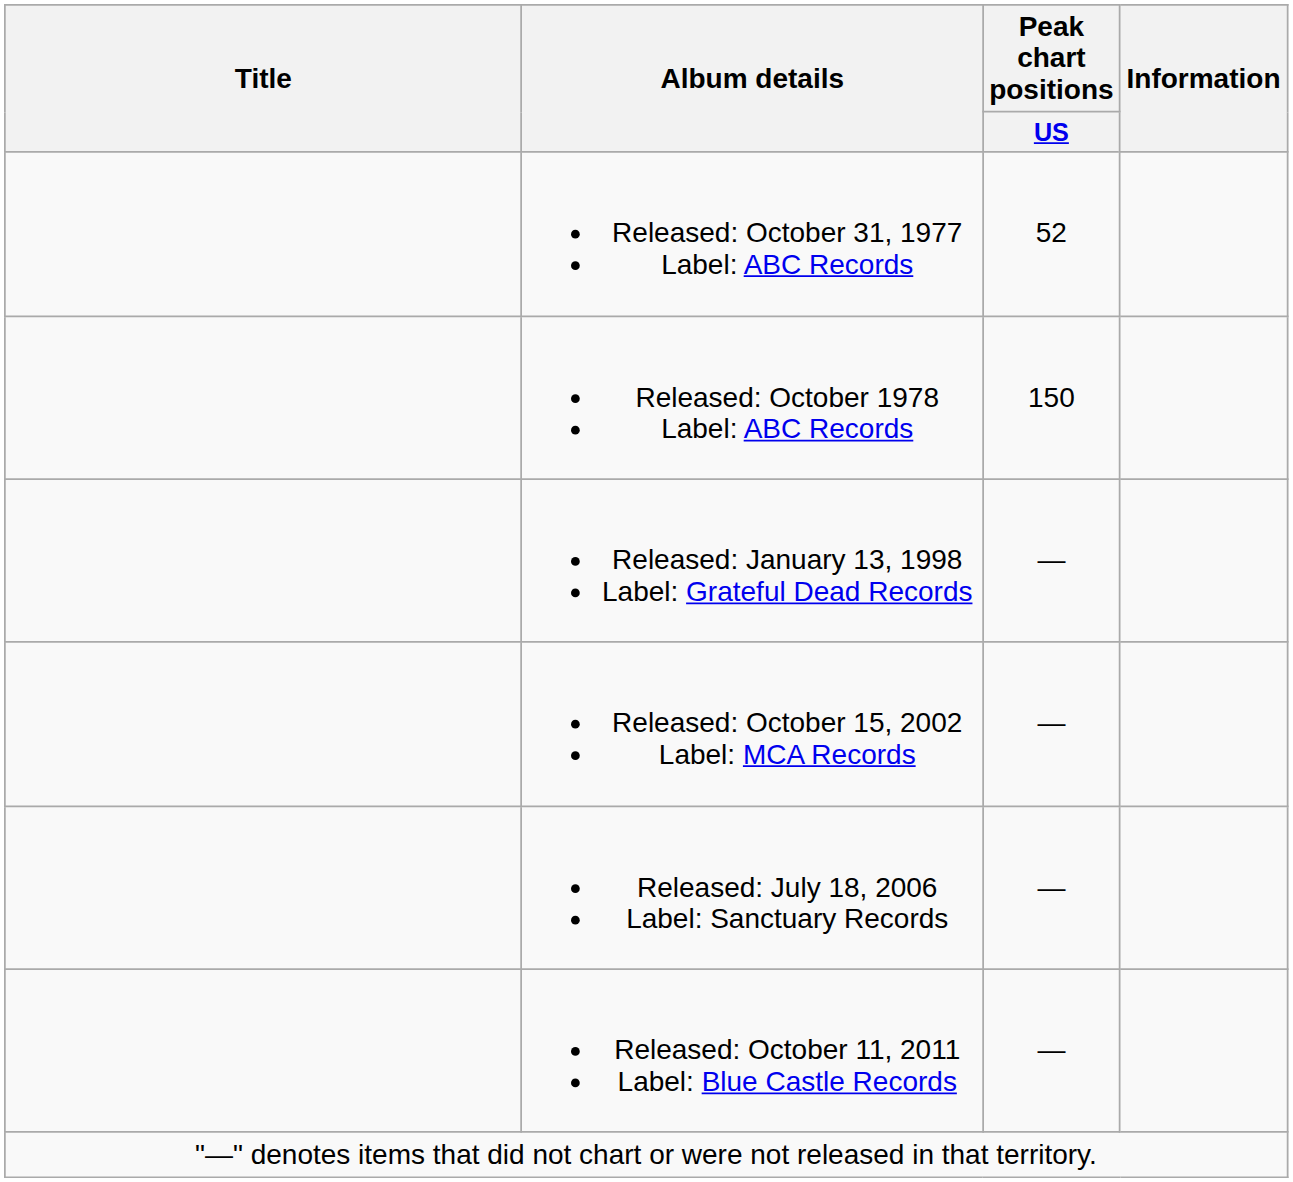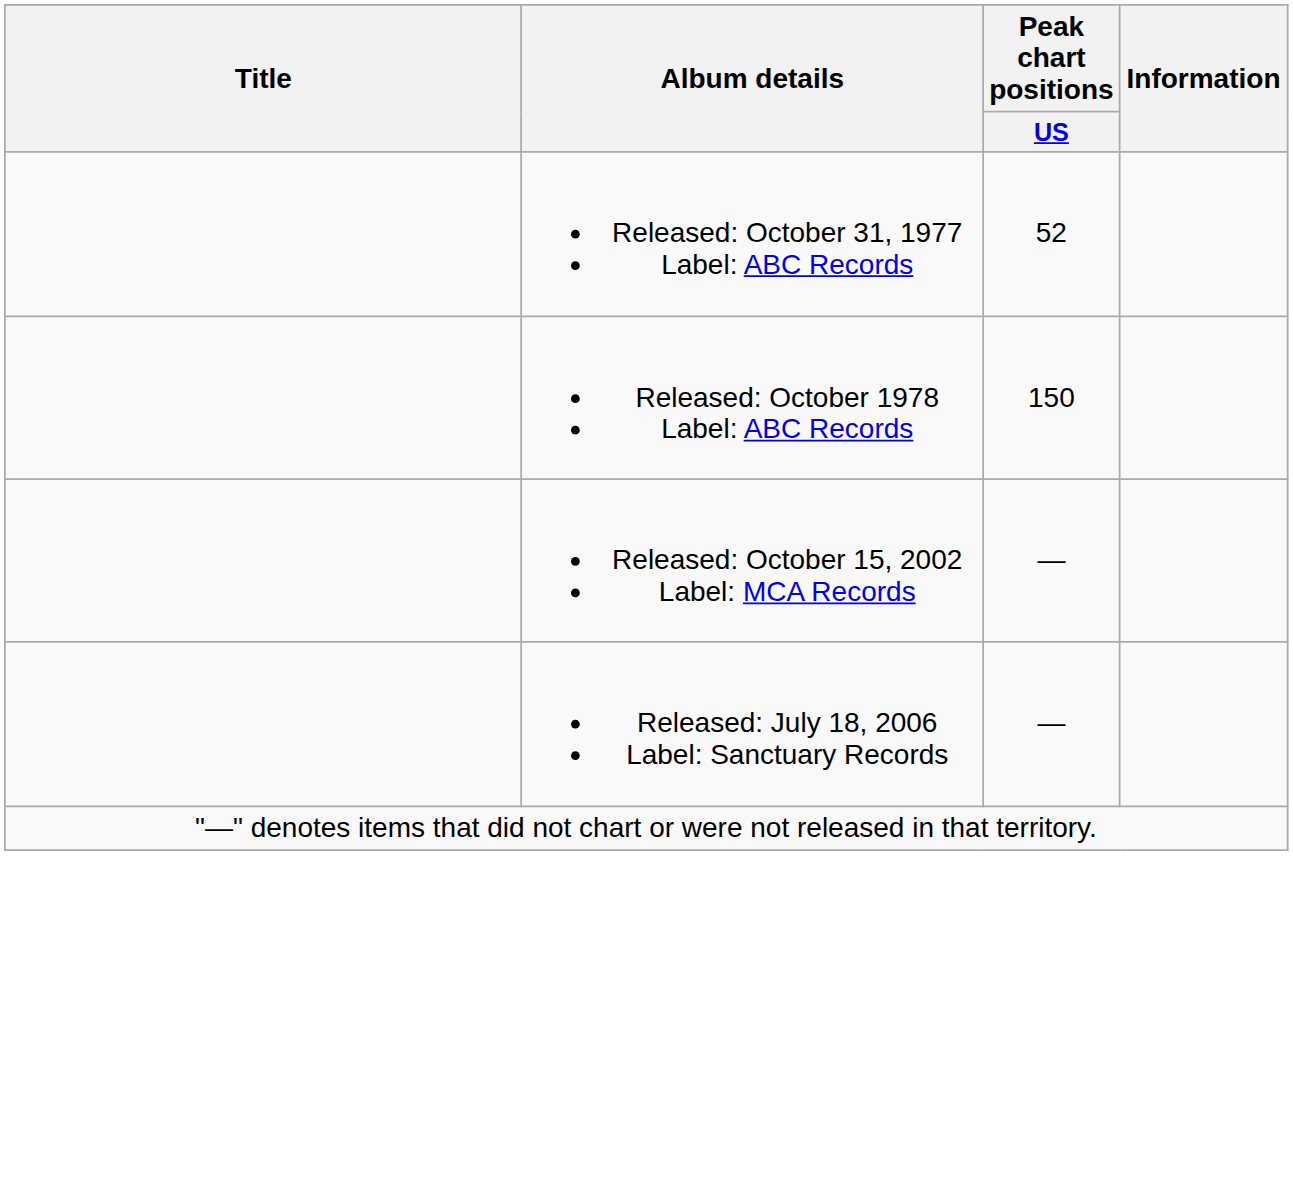- row: (752, 576)
- row: (752, 1067)
